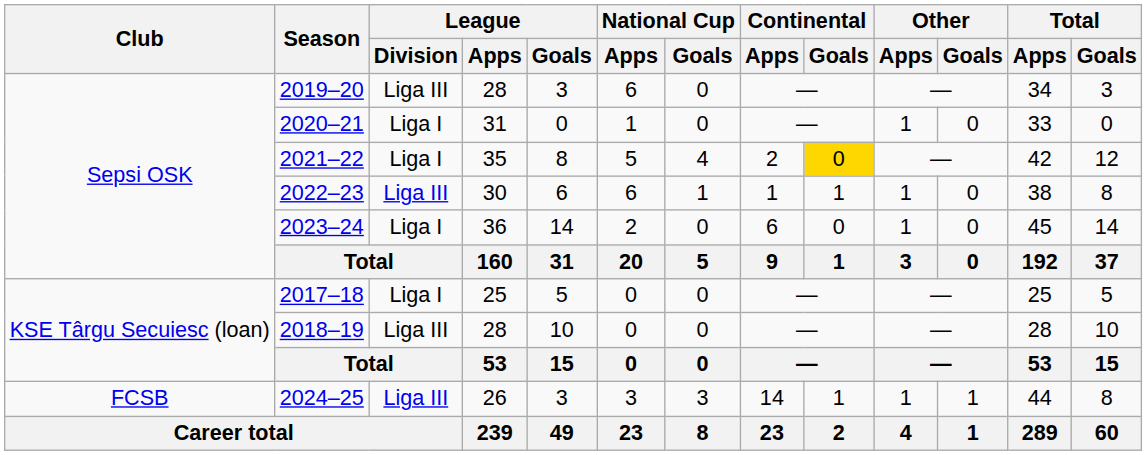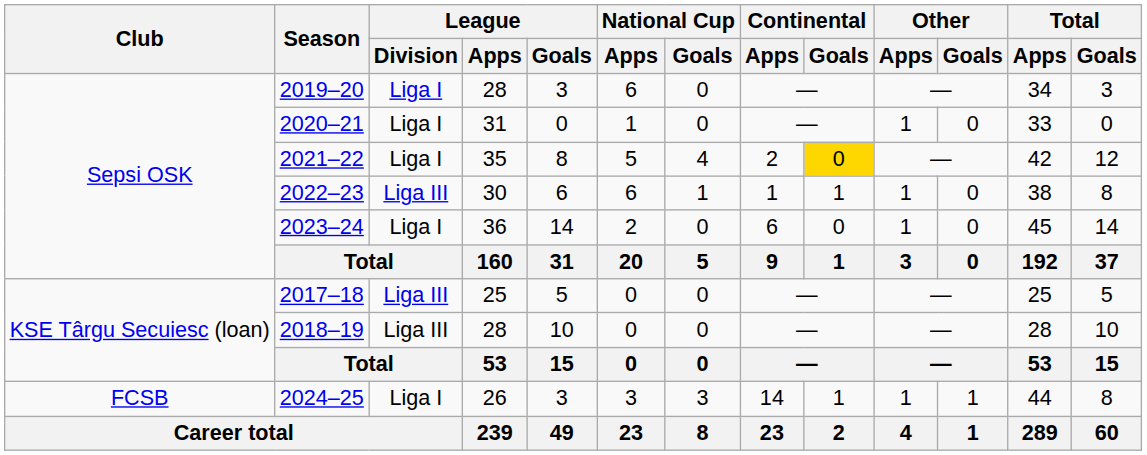(416, 90) Liga III -> (416, 90) Liga I
(416, 295) Liga I -> (416, 295) Liga III
(416, 398) Liga III -> (416, 398) Liga I
